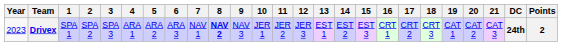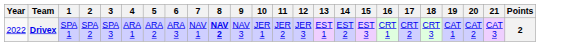- column: (516, 11)
(16, 29) 2023 -> (16, 29) 2022
